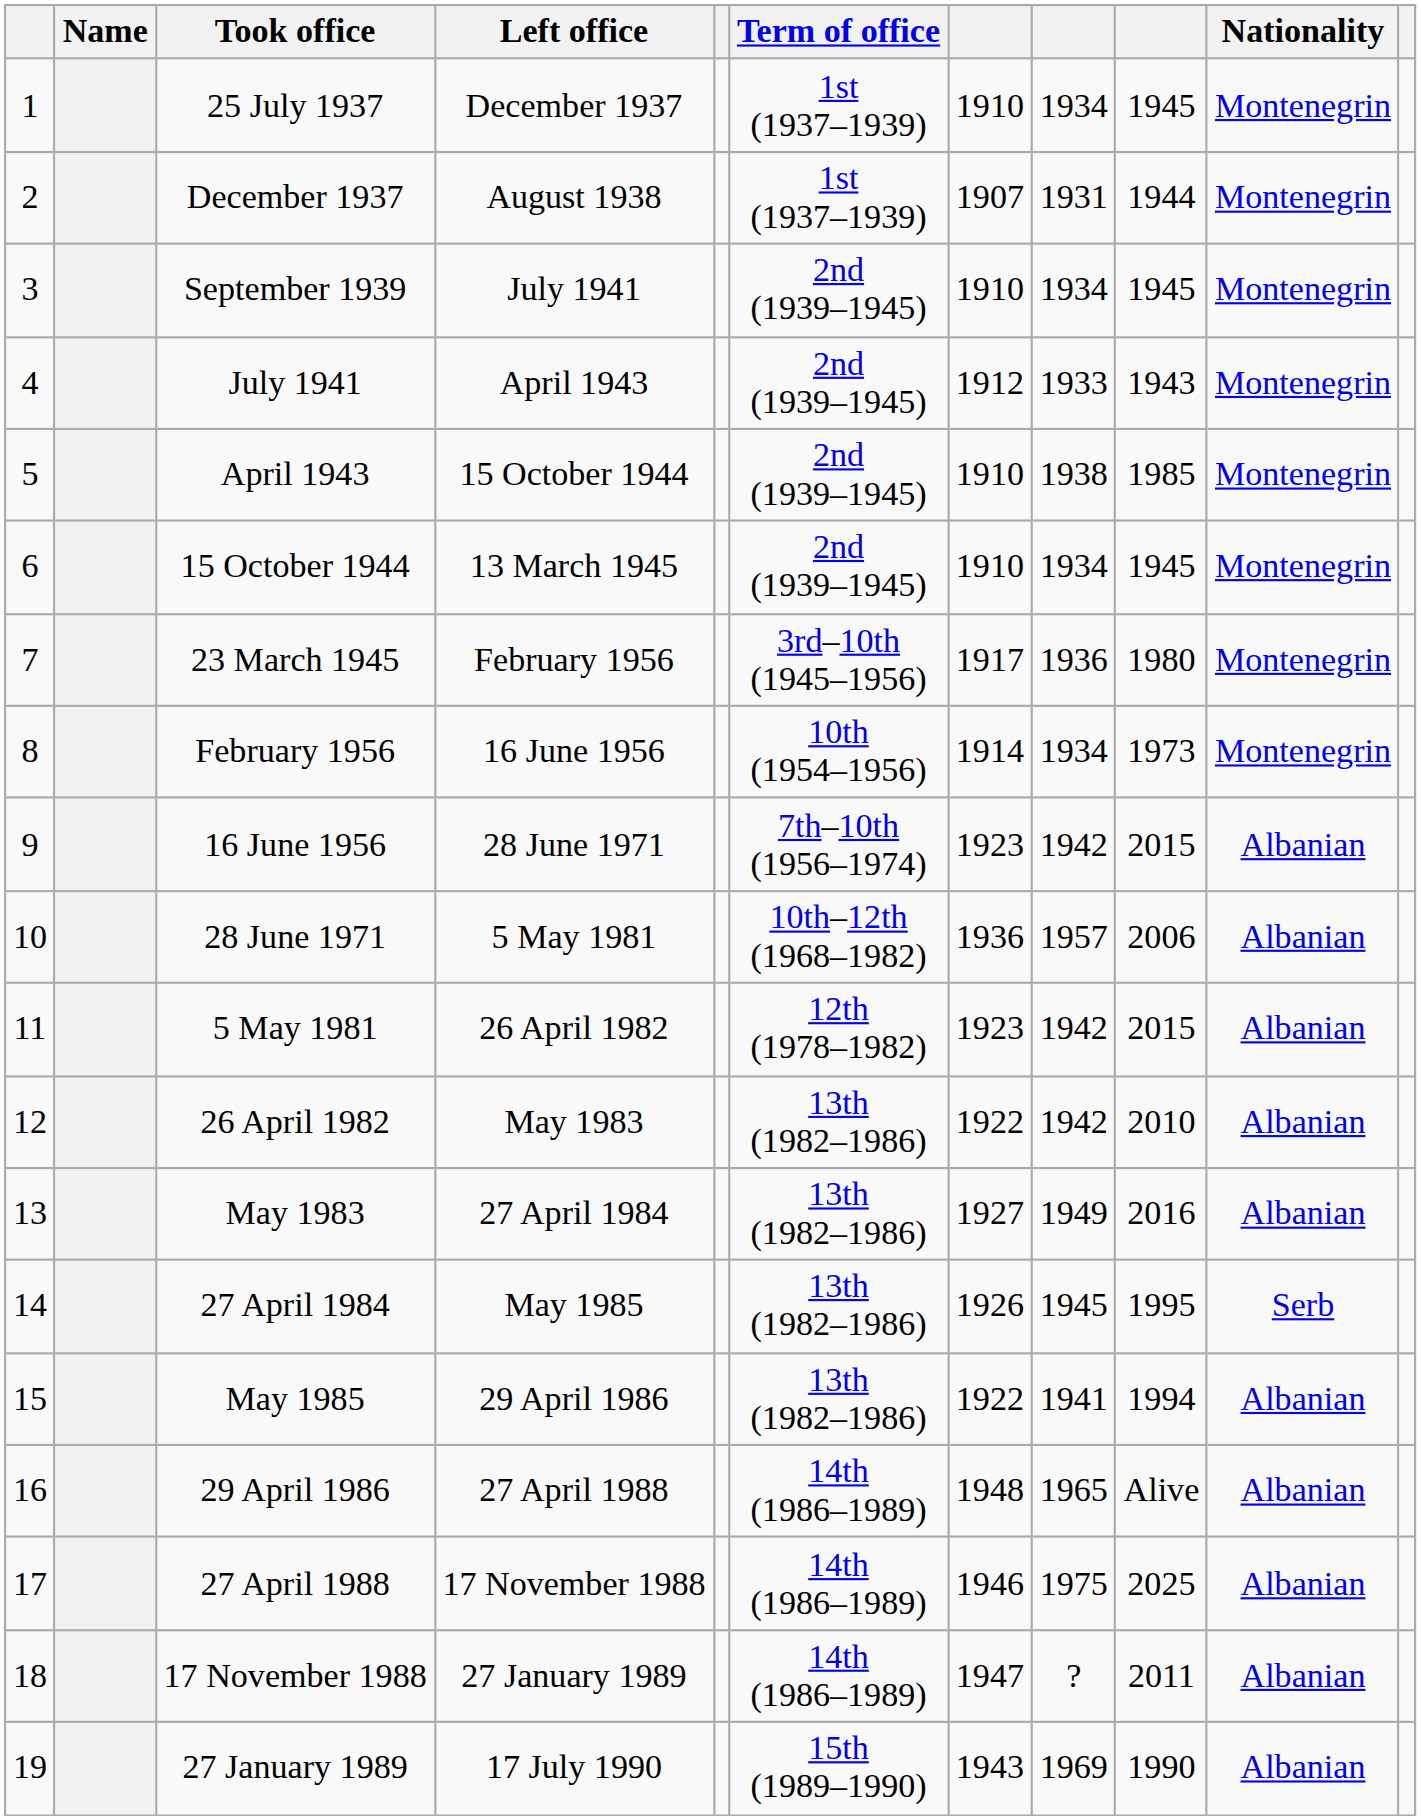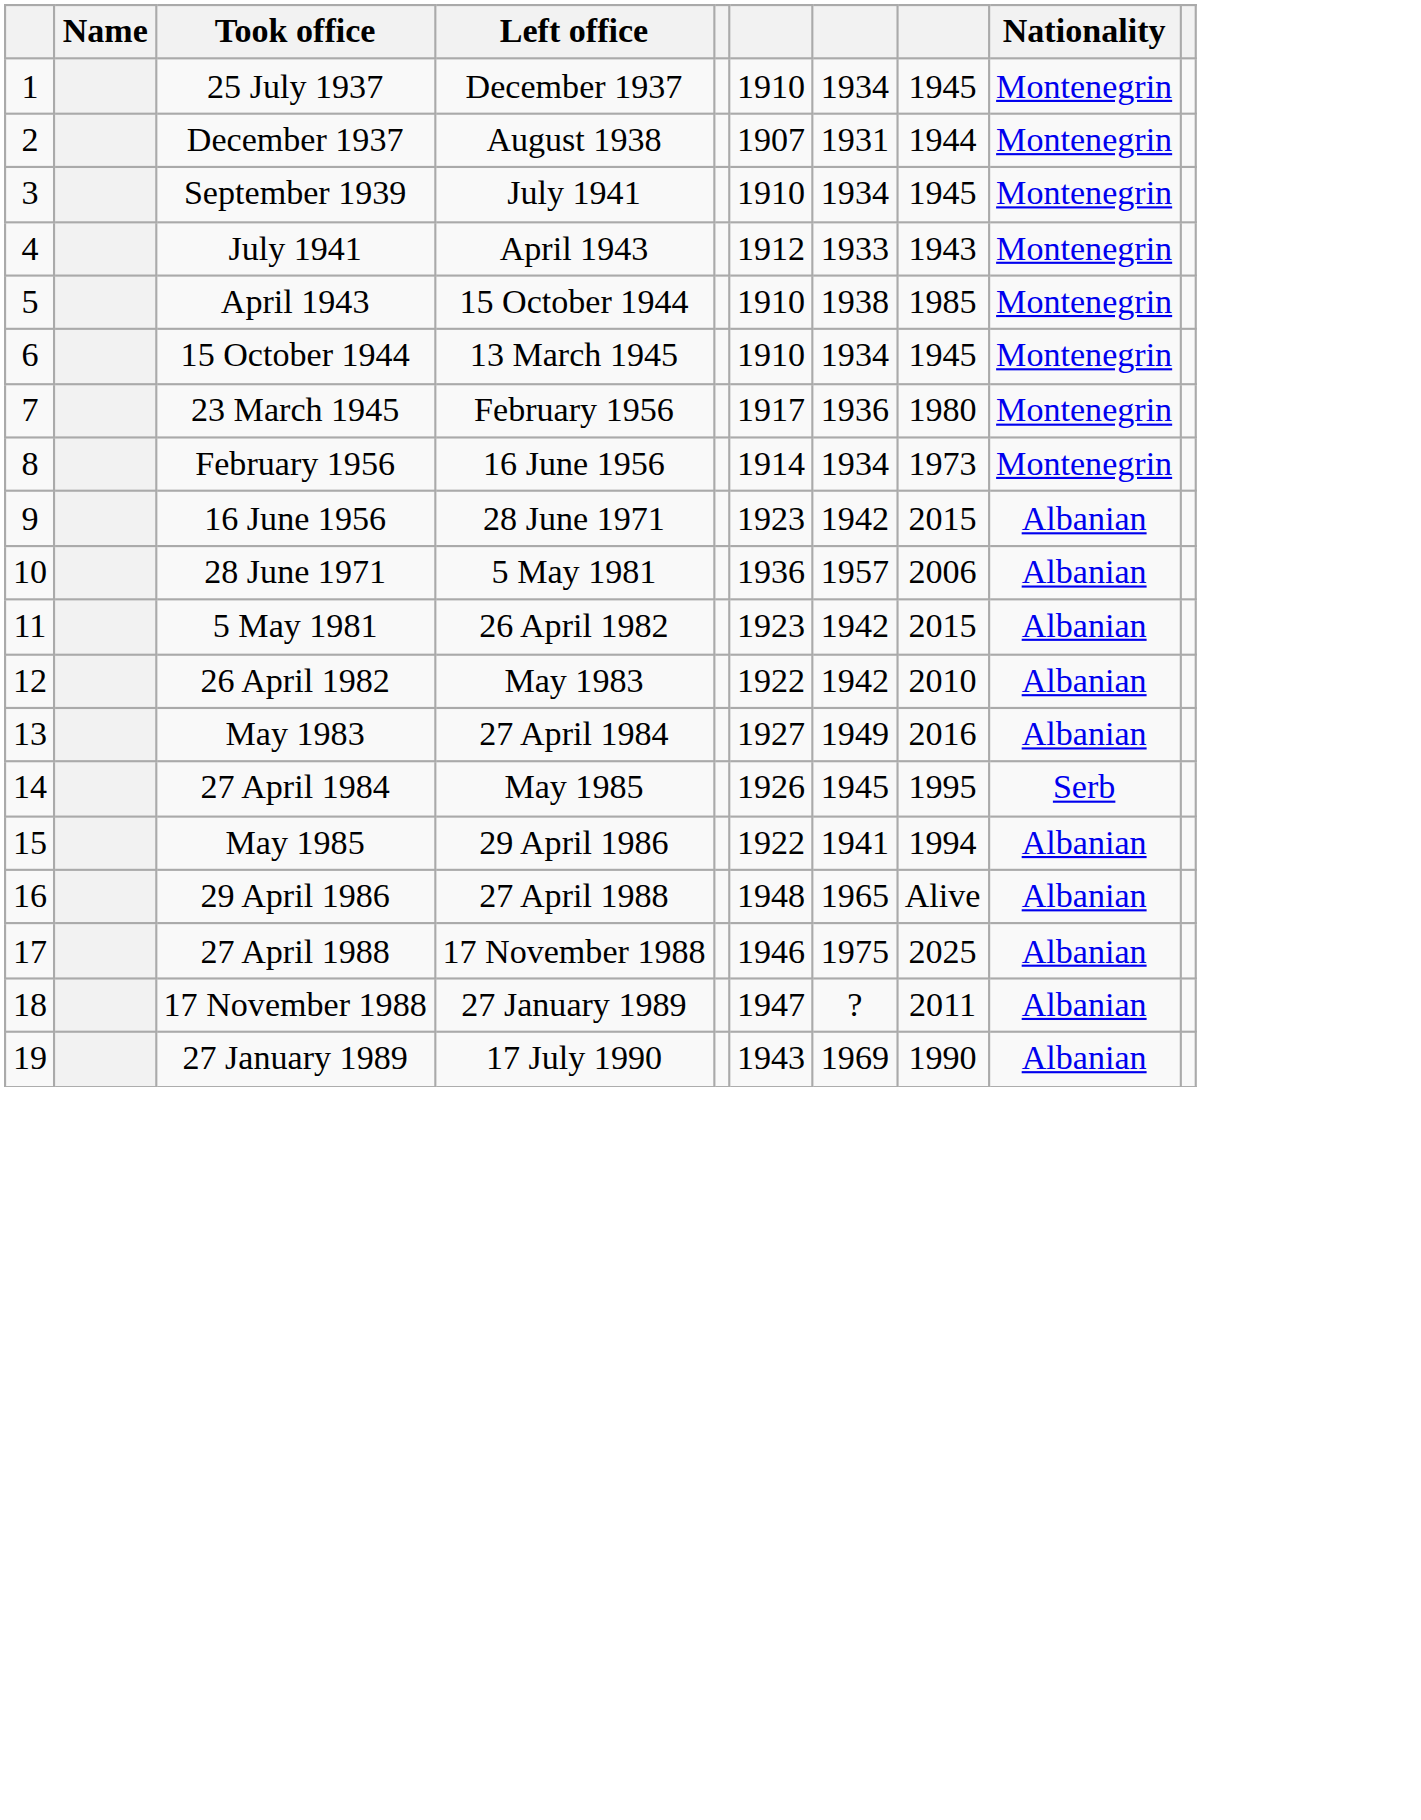- column: (839, 31)
